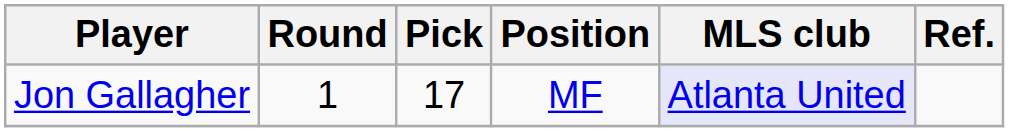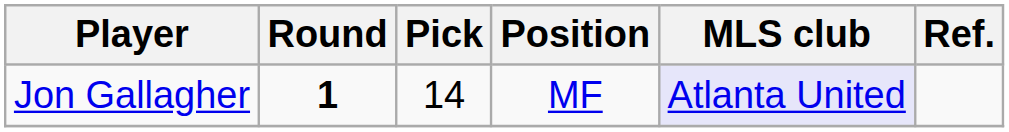(328, 94) normal -> (328, 94) bold
(444, 94) 17 -> (444, 94) 14
